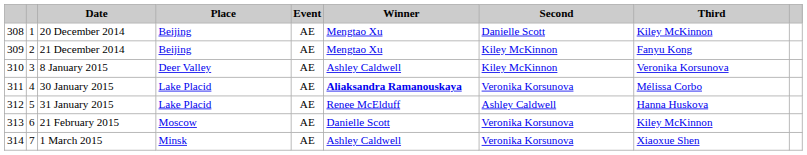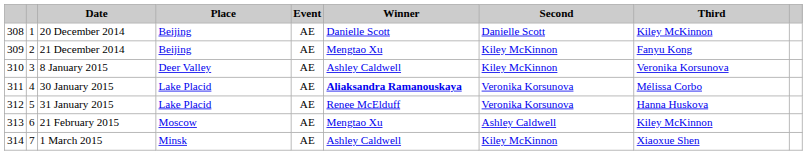(354, 31) Mengtao Xu -> (358, 31) Danielle Scott
(519, 104) Ashley Caldwell -> (528, 104) Veronika Korsunova
(358, 122) Danielle Scott -> (354, 122) Mengtao Xu
(528, 122) Veronika Korsunova -> (519, 122) Ashley Caldwell
(528, 140) Veronika Korsunova -> (519, 140) Kiley McKinnon
